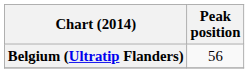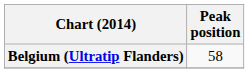(215, 56) 56 -> (215, 56) 58
